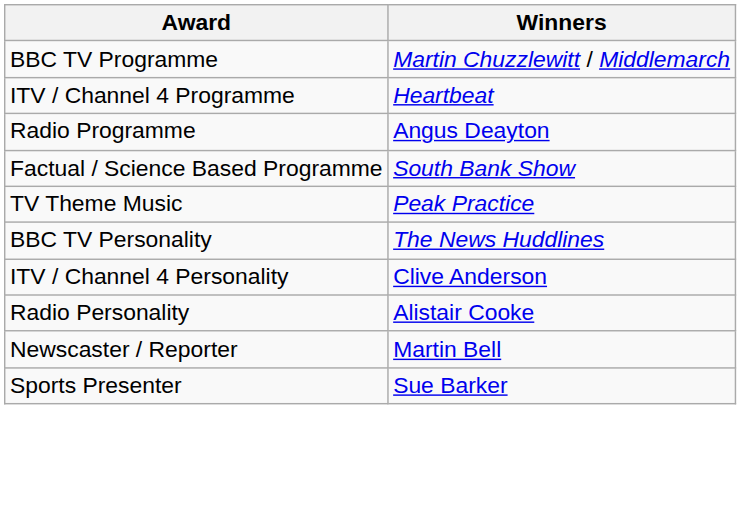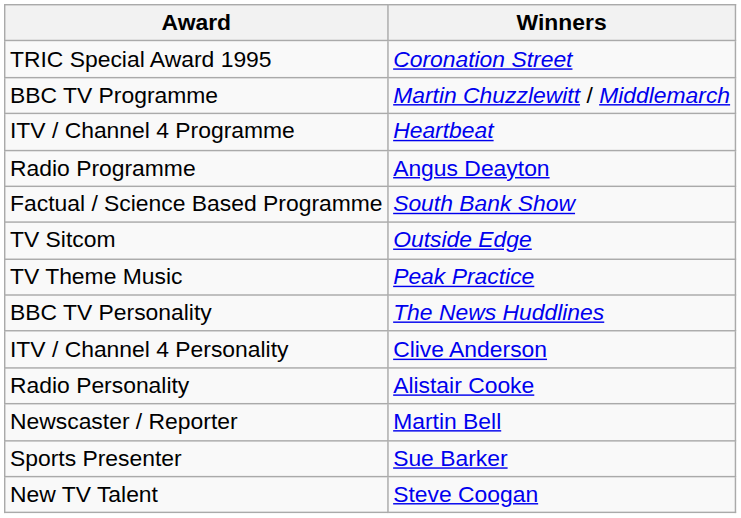+ row: (141, 58)
+ row: (63, 240)
+ row: (84, 494)
